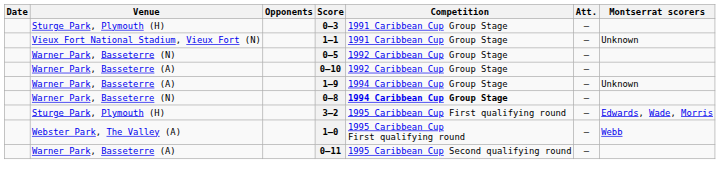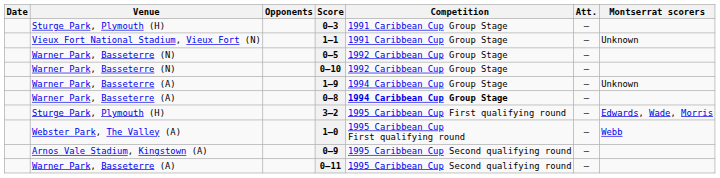(104, 69) Warner Park, Basseterre (A) -> (104, 69) Warner Park, Basseterre (N)
(104, 98) Warner Park, Basseterre (N) -> (104, 98) Warner Park, Basseterre (A)
+ row: (330, 151)
